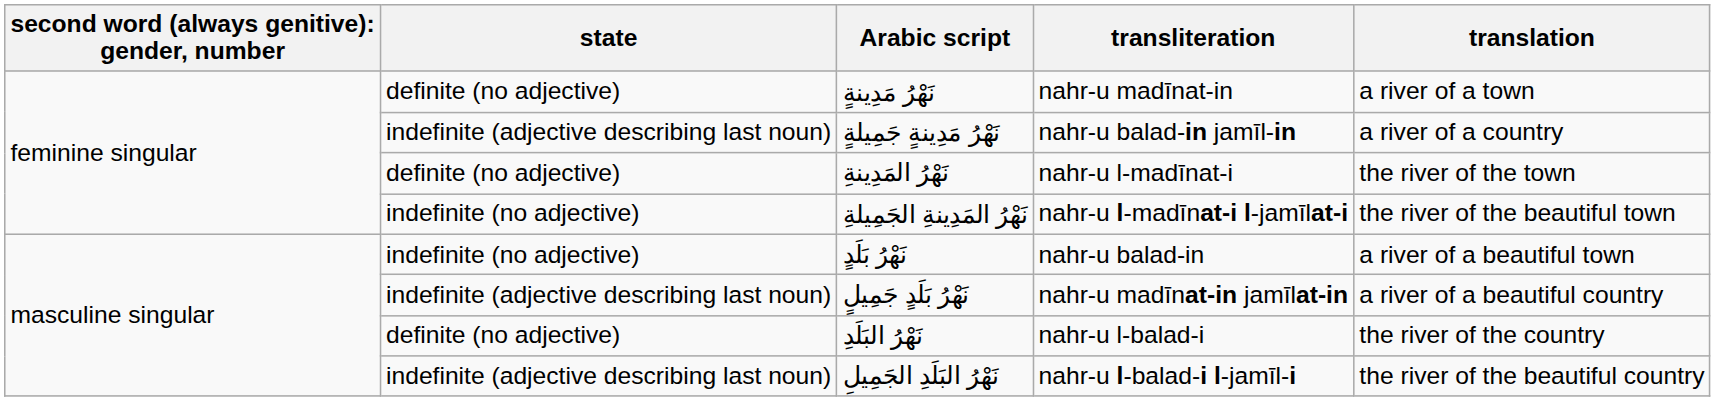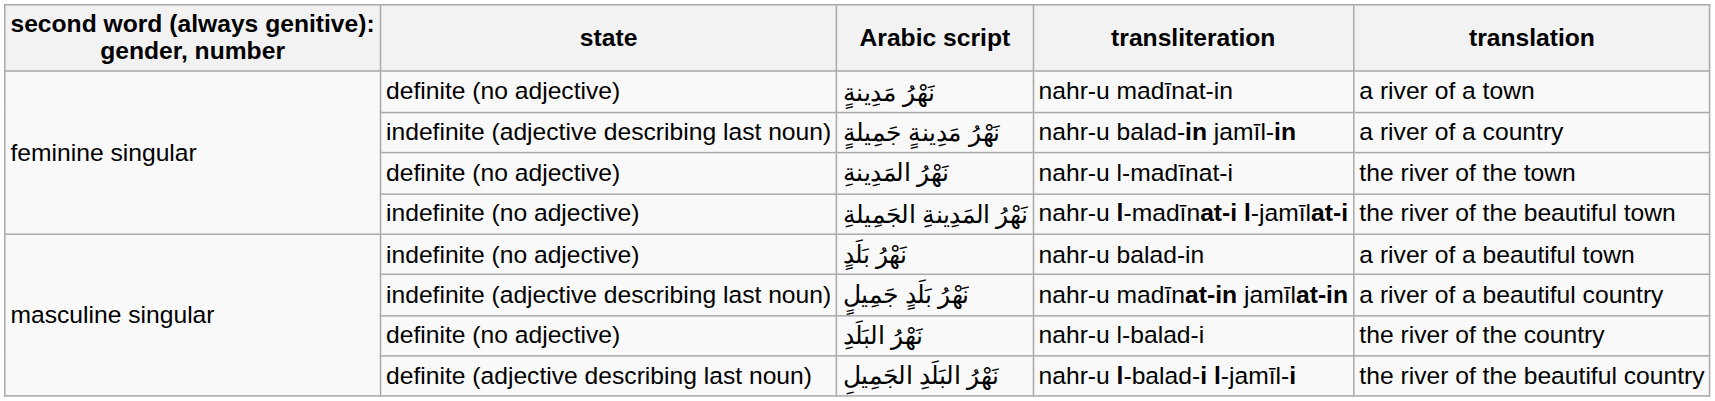(609, 375) indefinite (adjective describing last noun) -> (599, 375) definite (adjective describing last noun)
